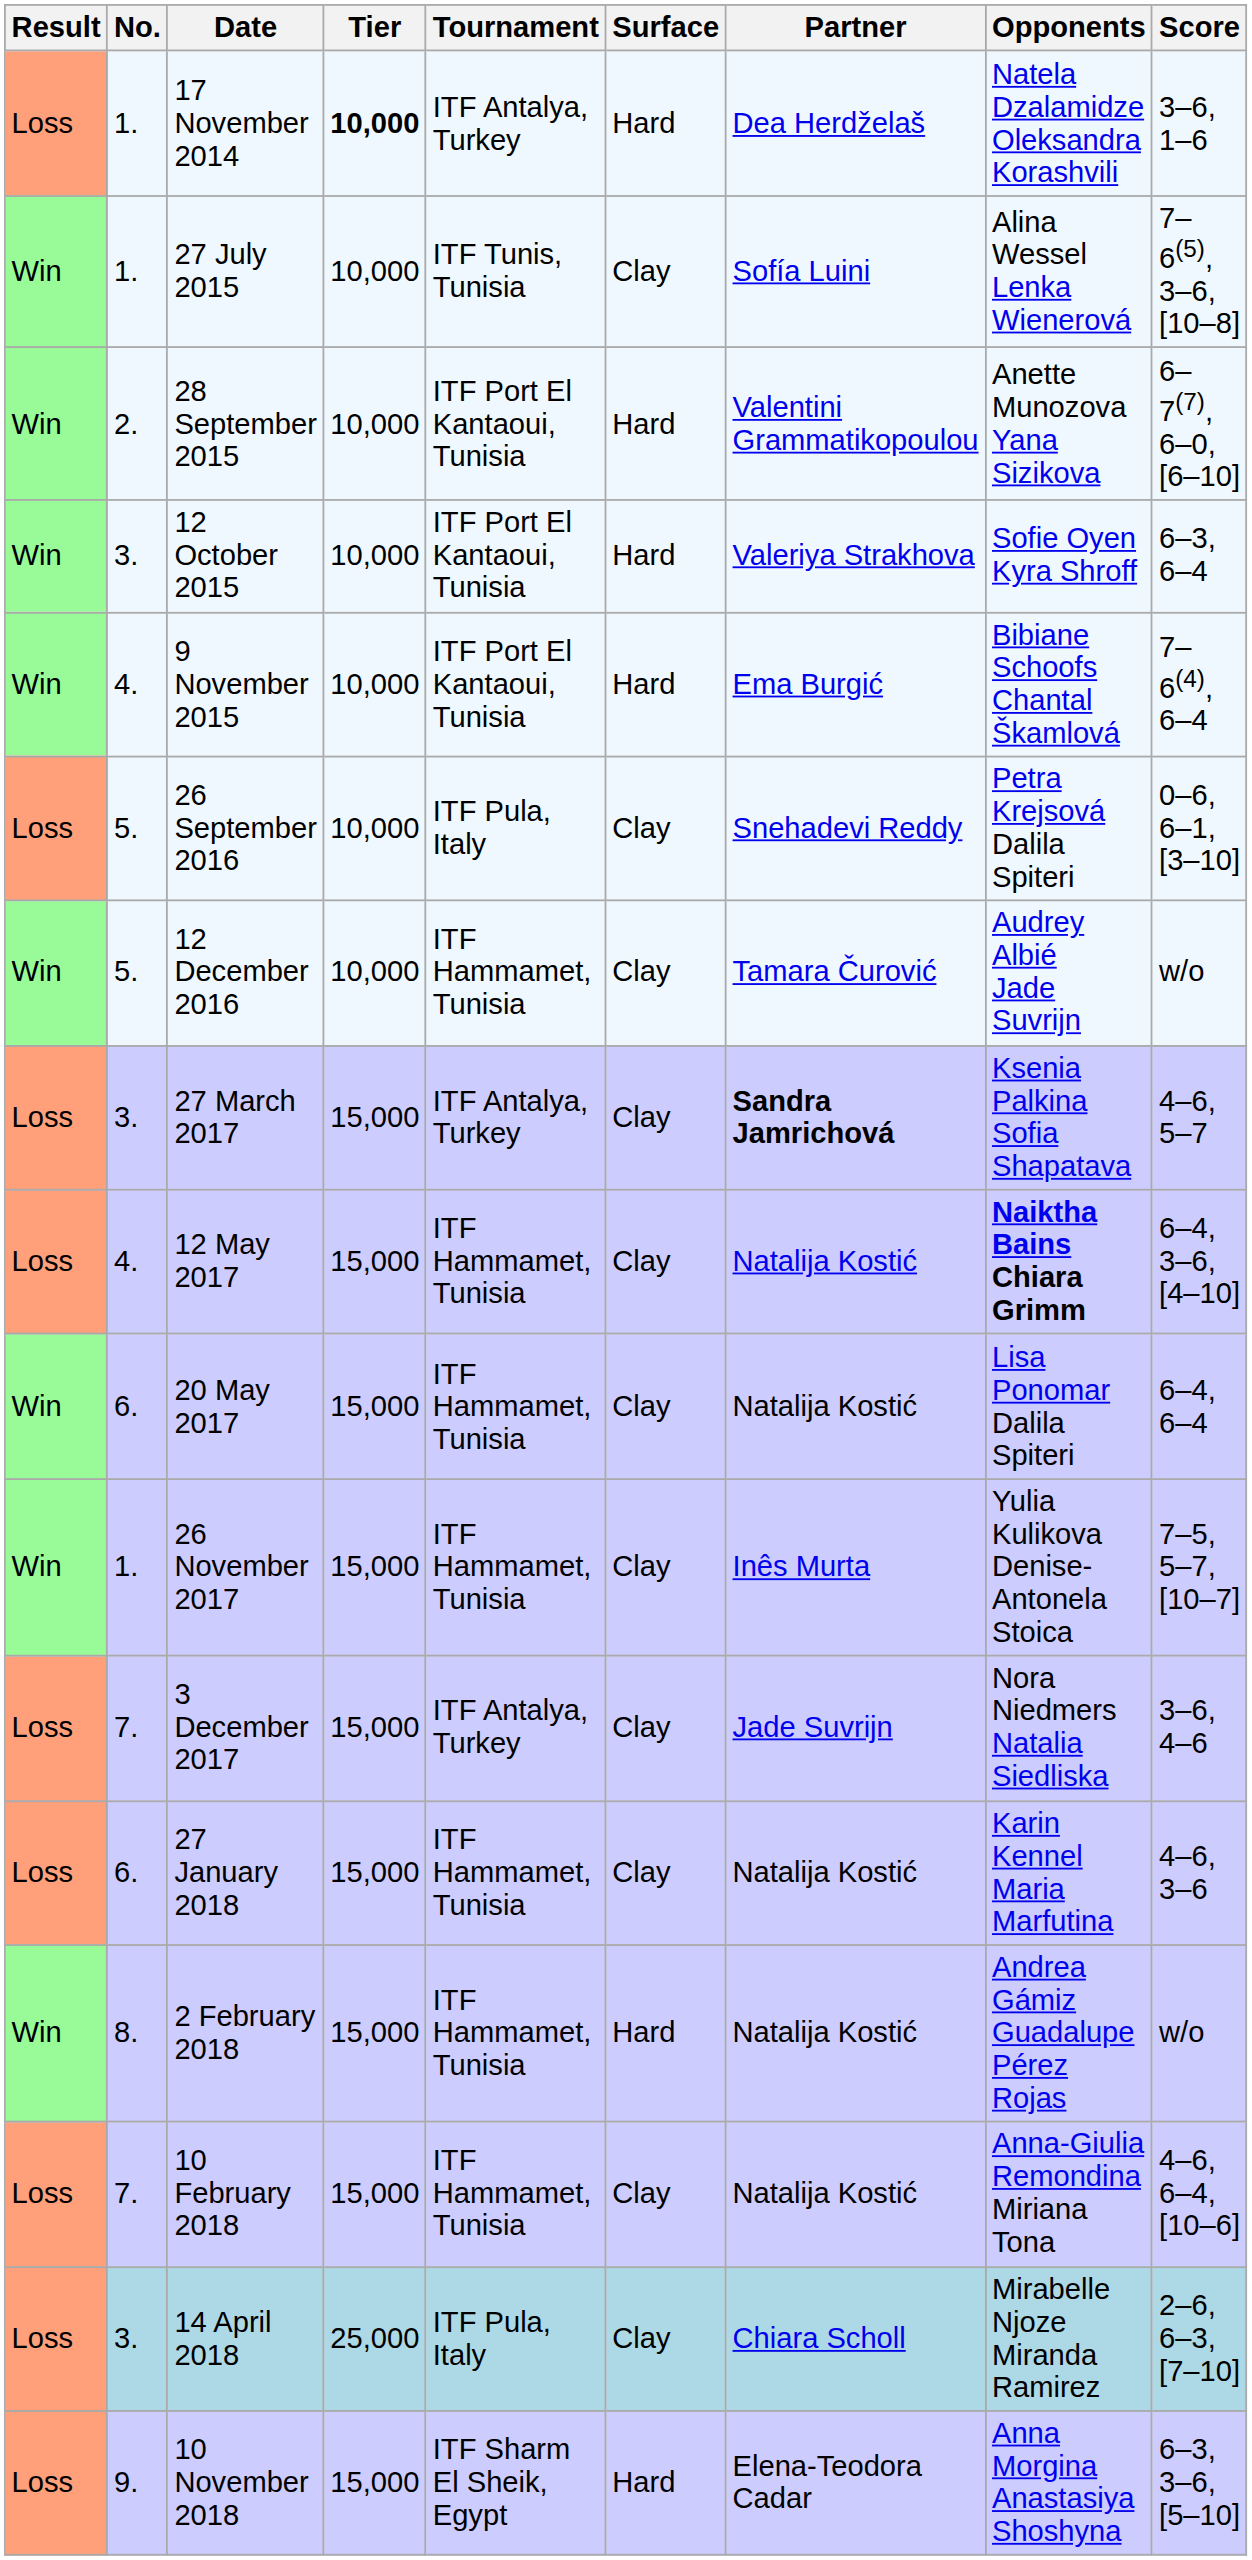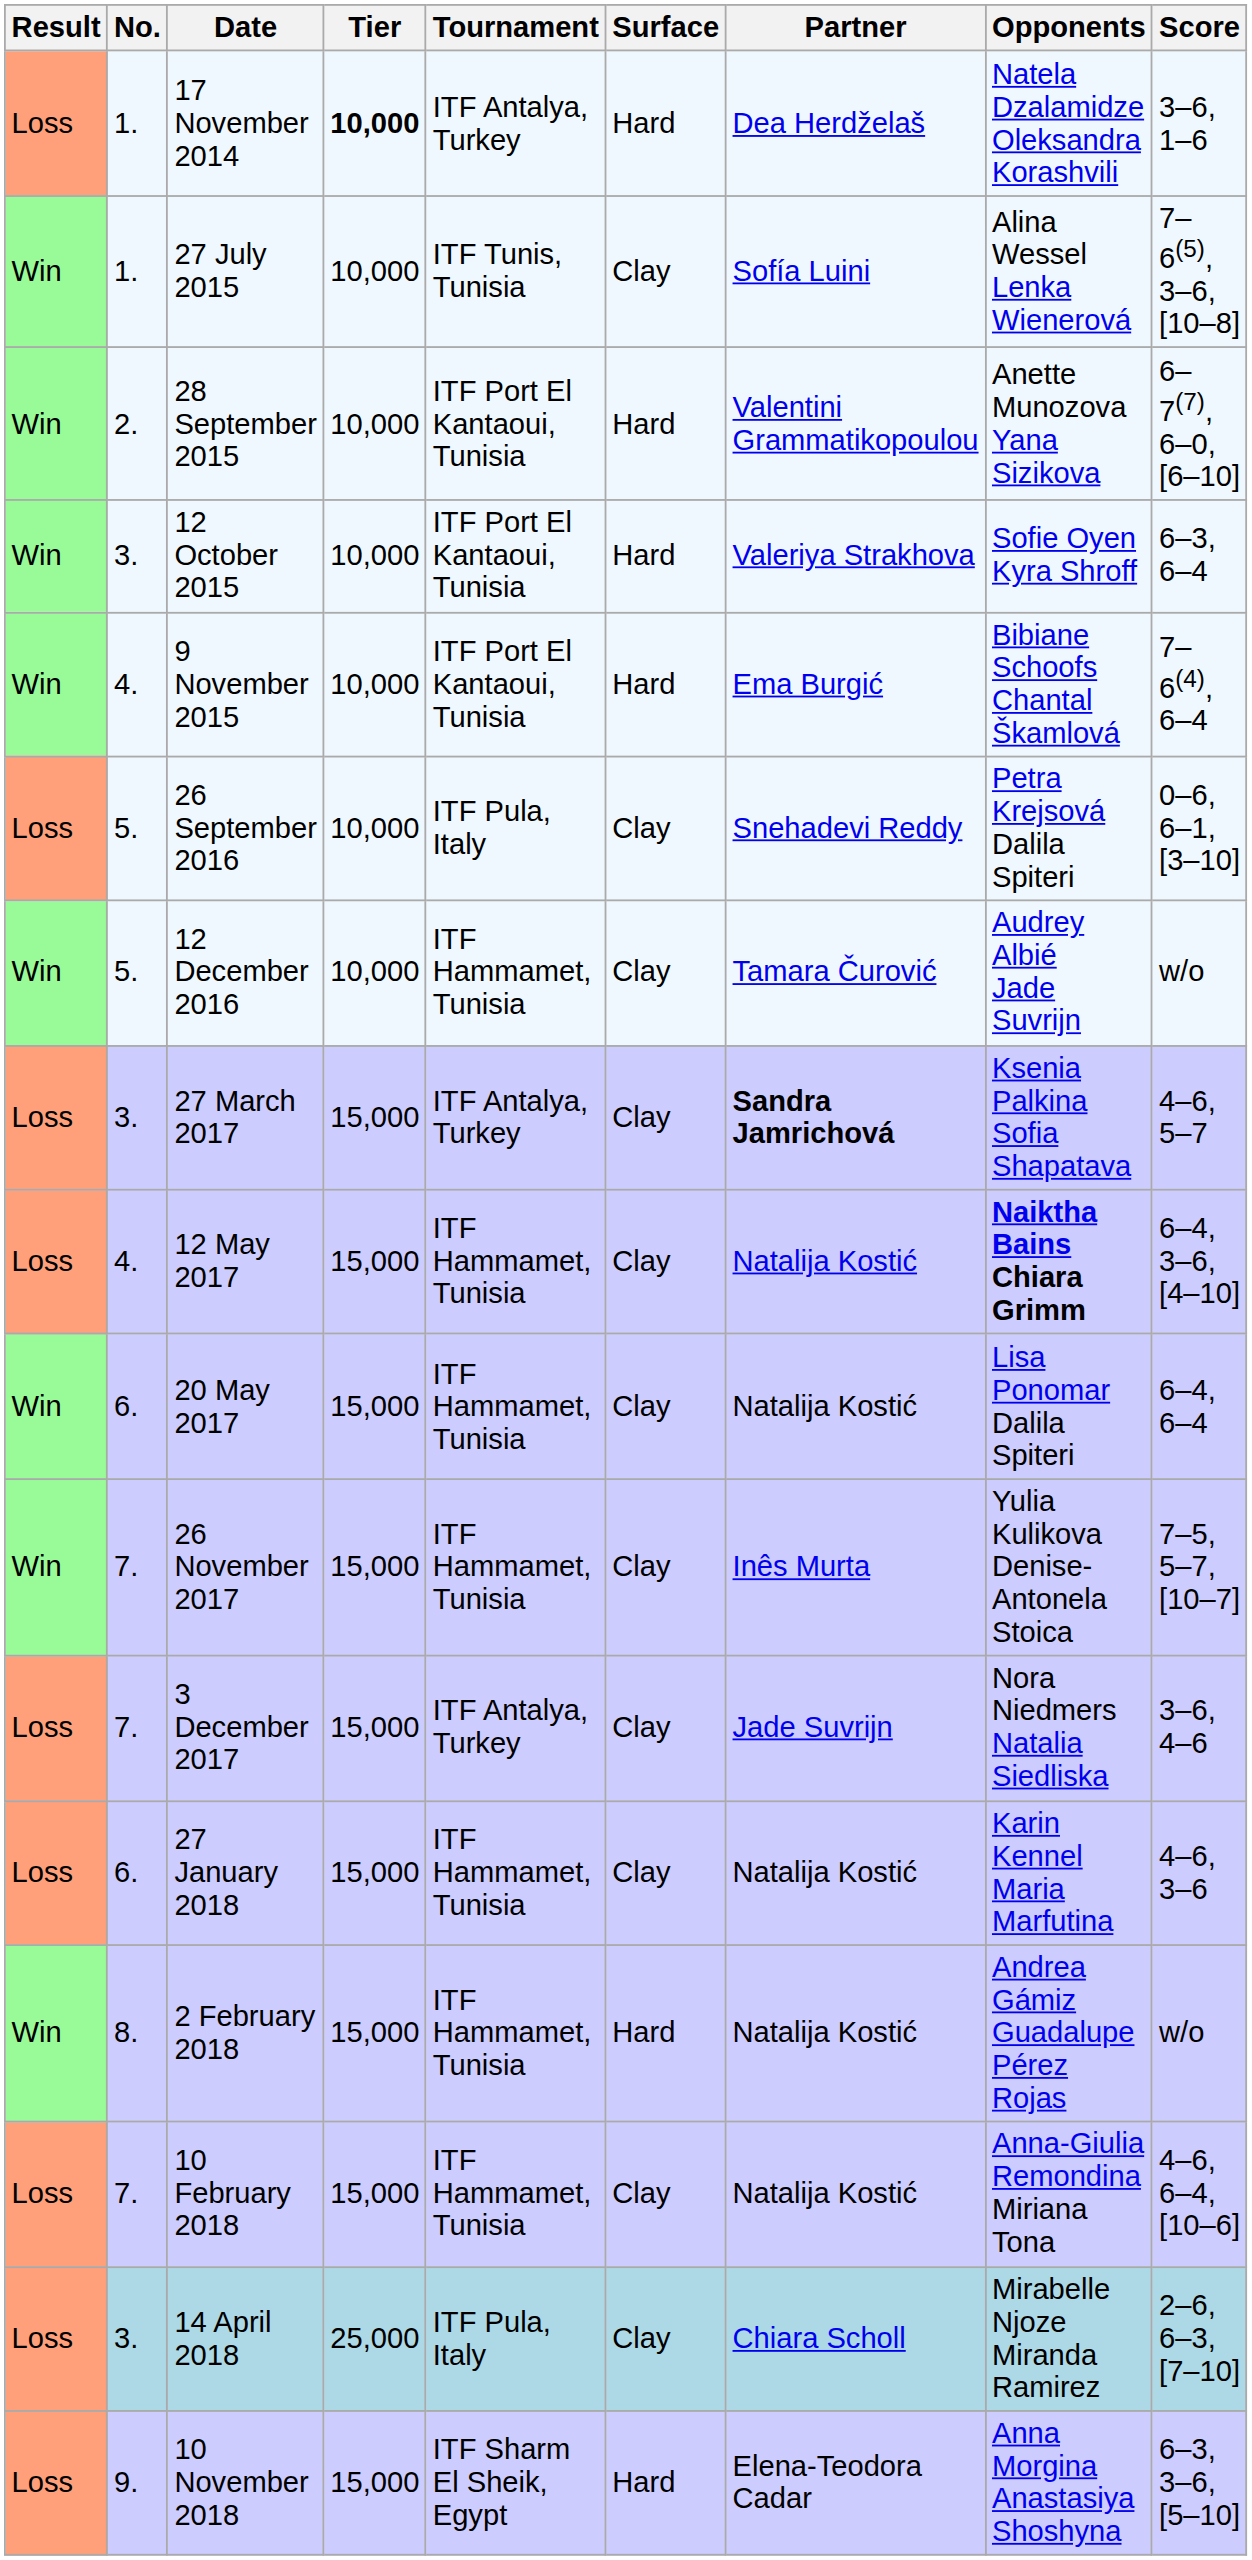(126, 1566) 1. -> (126, 1566) 7.
